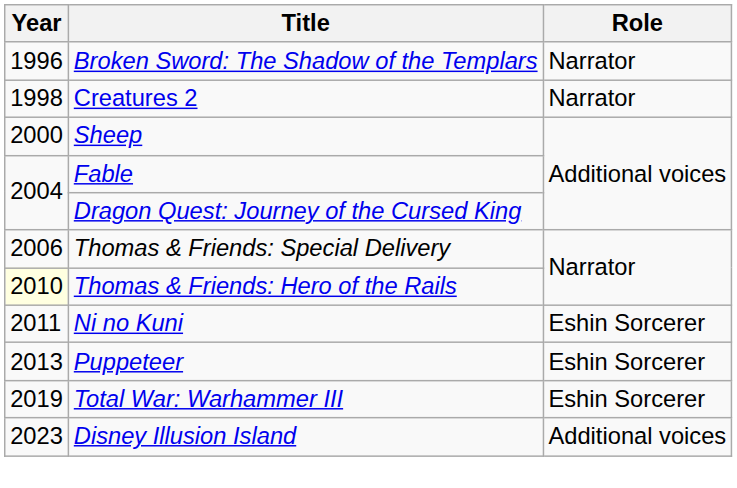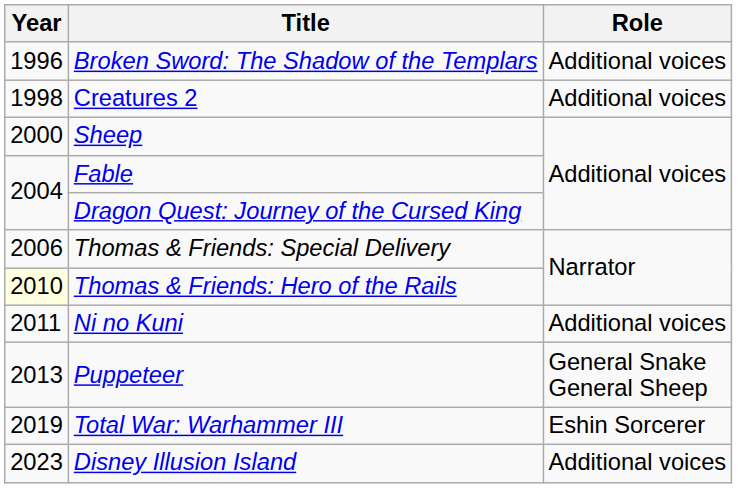(592, 60) Narrator -> (637, 60) Additional voices
(592, 98) Narrator -> (637, 98) Additional voices
(627, 323) Eshin Sorcerer -> (637, 323) Additional voices
(627, 361) Eshin Sorcerer -> (628, 374) General Snake General Sheep
